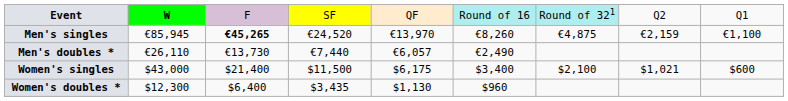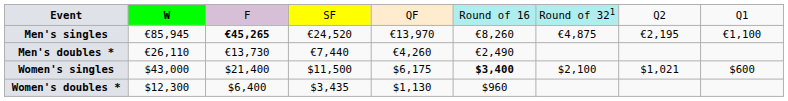(660, 34) €2,159 -> (660, 34) €2,195
(412, 51) €6,057 -> (412, 51) €4,260
(495, 69) normal -> (495, 69) bold
